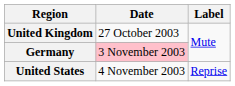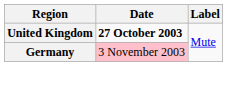(139, 33) normal -> (140, 33) bold
- row: (50, 71)
